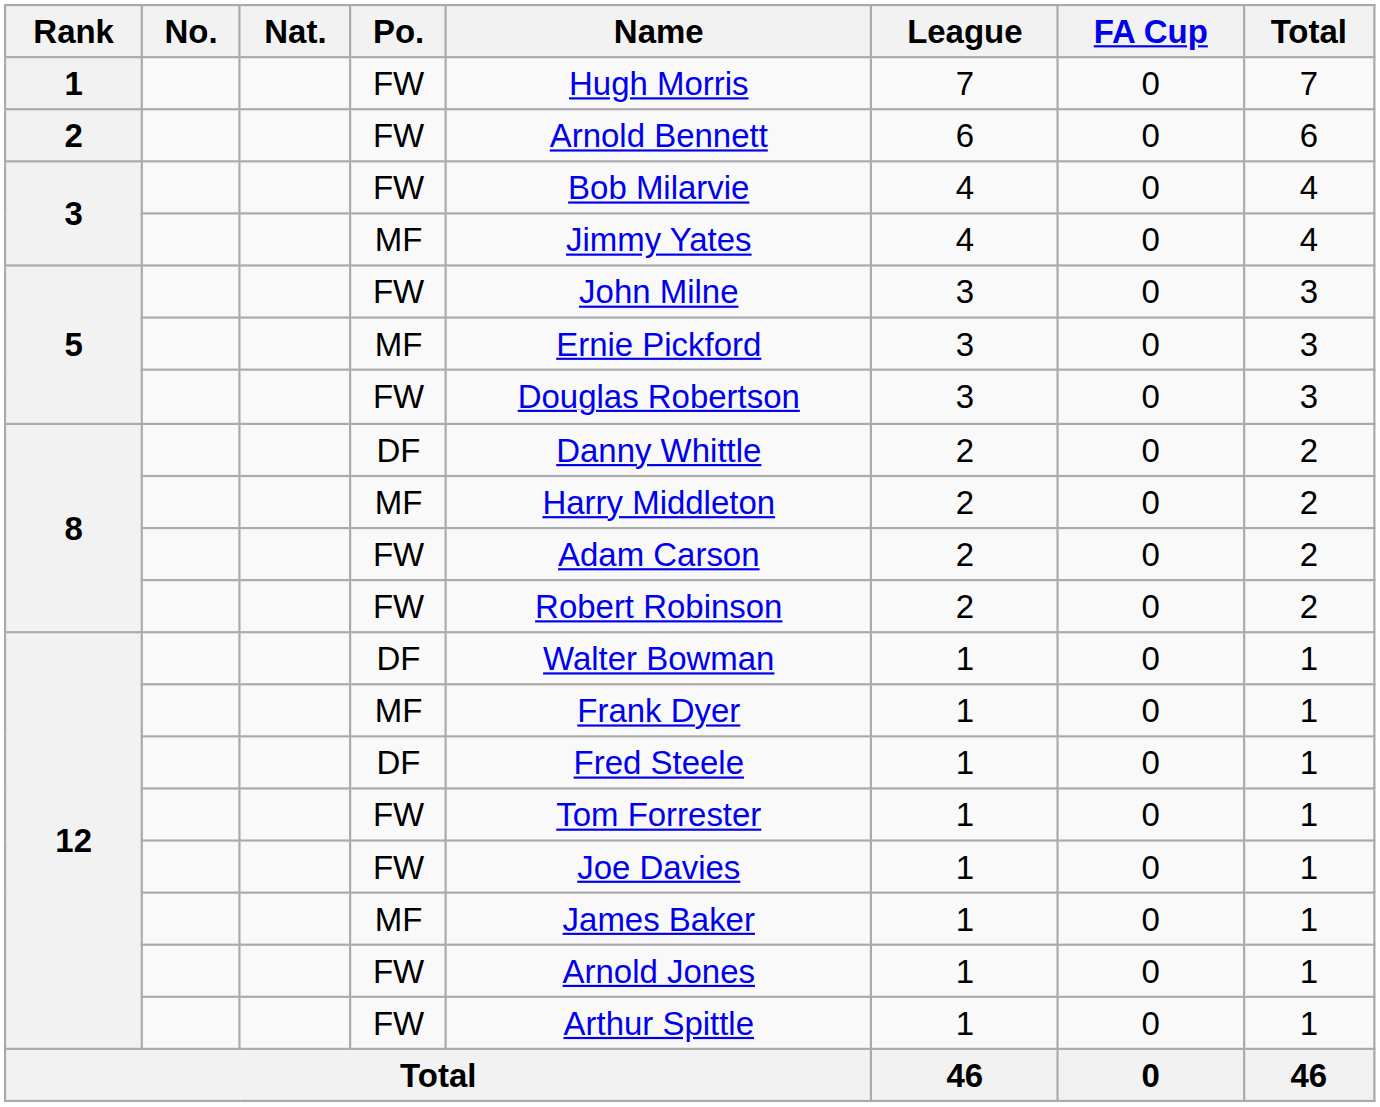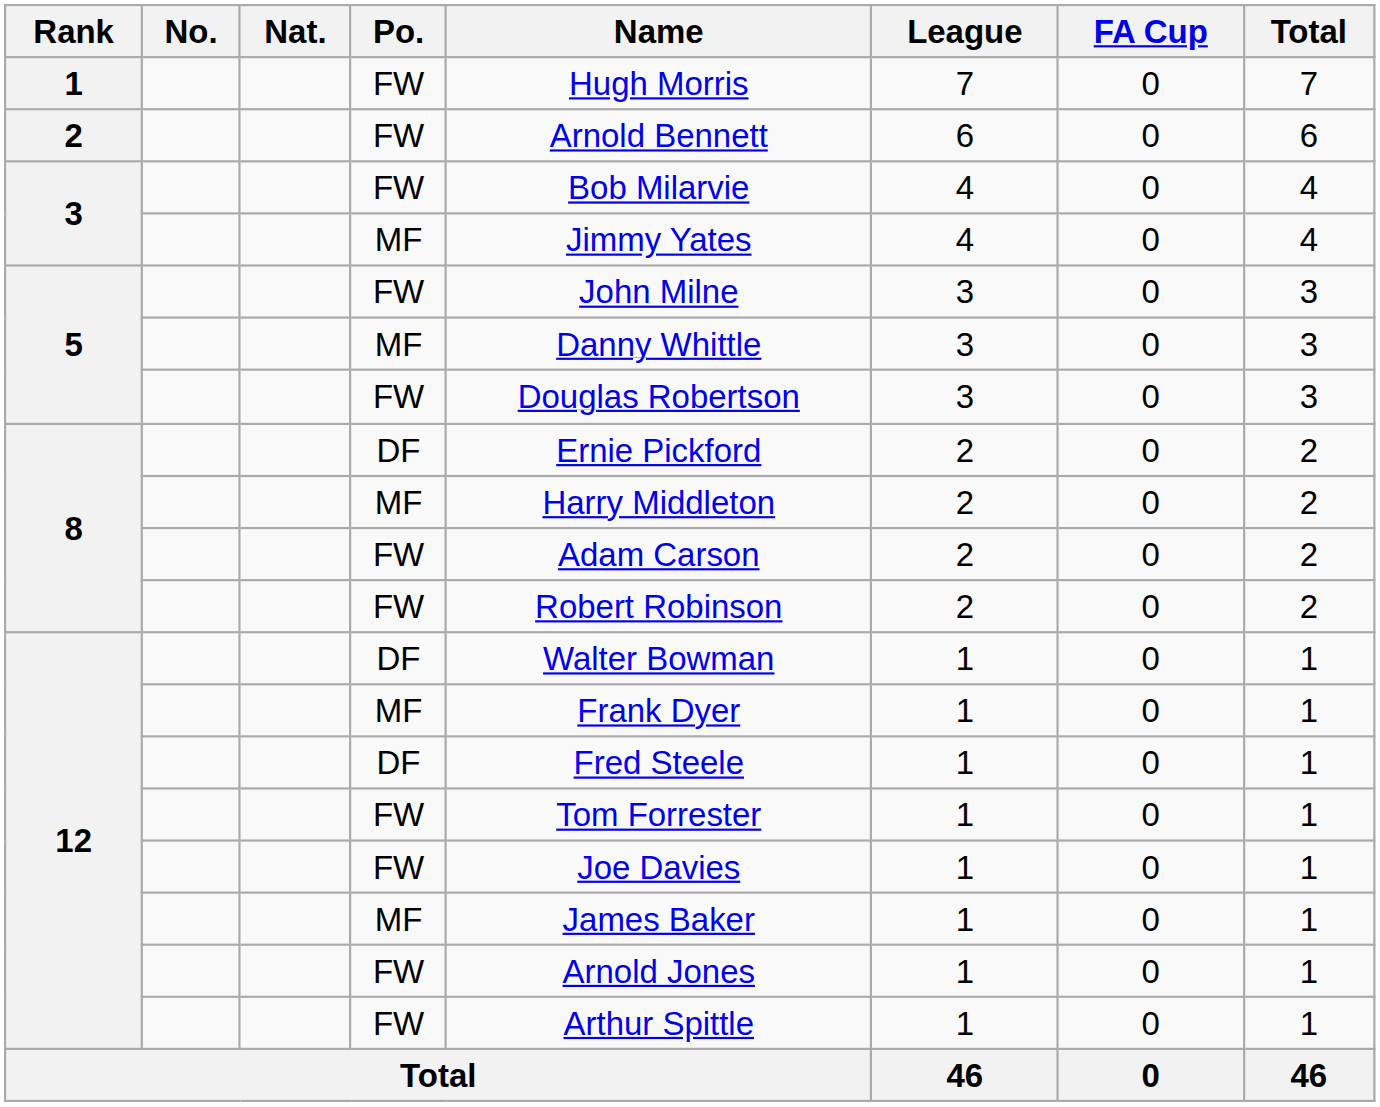(659, 345) Ernie Pickford -> (659, 345) Danny Whittle
(659, 449) Danny Whittle -> (659, 449) Ernie Pickford
